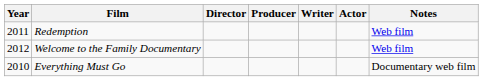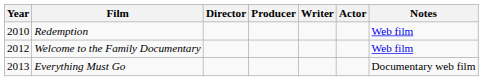(18, 31) 2011 -> (18, 31) 2010
(18, 66) 2010 -> (18, 66) 2013
